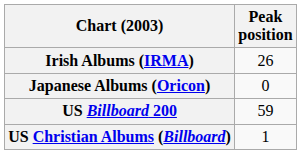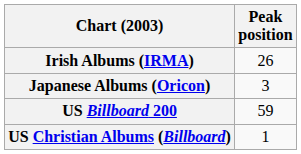(265, 85) 0 -> (265, 85) 3
